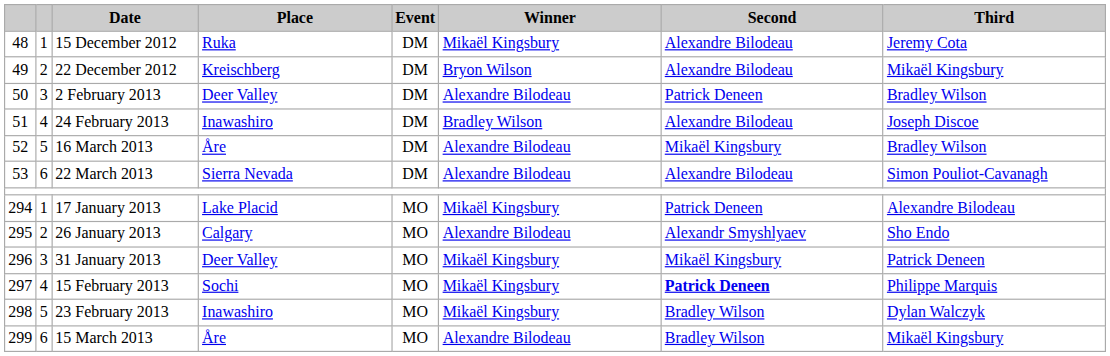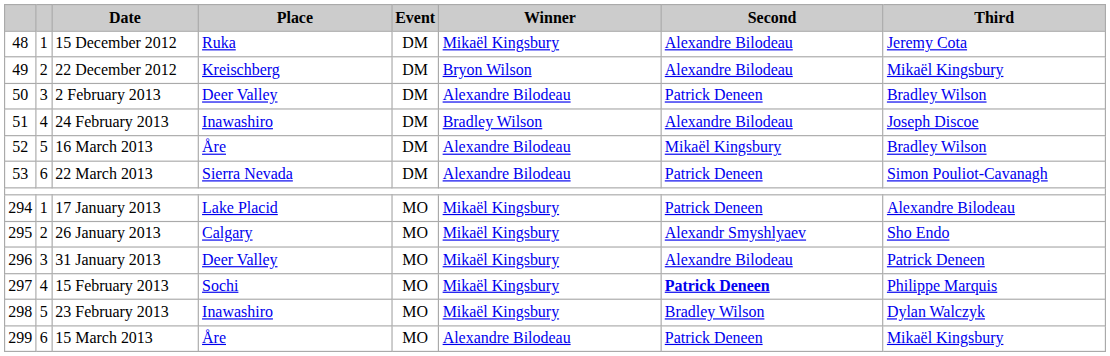(729, 173) Alexandre Bilodeau -> (714, 173) Patrick Deneen
(507, 233) Alexandre Bilodeau -> (501, 233) Mikaël Kingsbury
(723, 259) Mikaël Kingsbury -> (729, 259) Alexandre Bilodeau
(715, 338) Bradley Wilson -> (714, 338) Patrick Deneen
